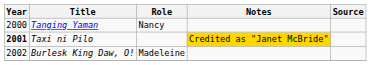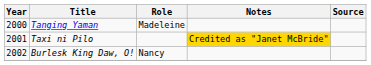(151, 25) Nancy -> (162, 25) Madeleine
(17, 39) bold -> (17, 39) normal
(162, 53) Madeleine -> (151, 53) Nancy
